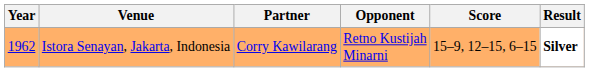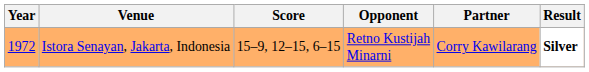columns swapped: (287, 16) <-> (485, 16)
(22, 47) 1962 -> (22, 47) 1972
